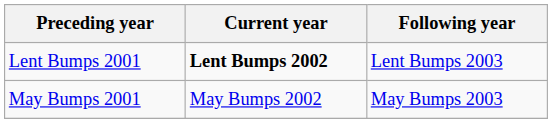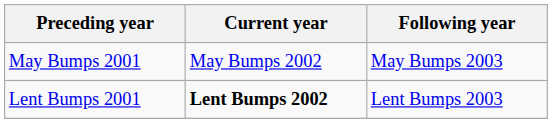rows swapped: (75, 61) <-> (75, 99)
